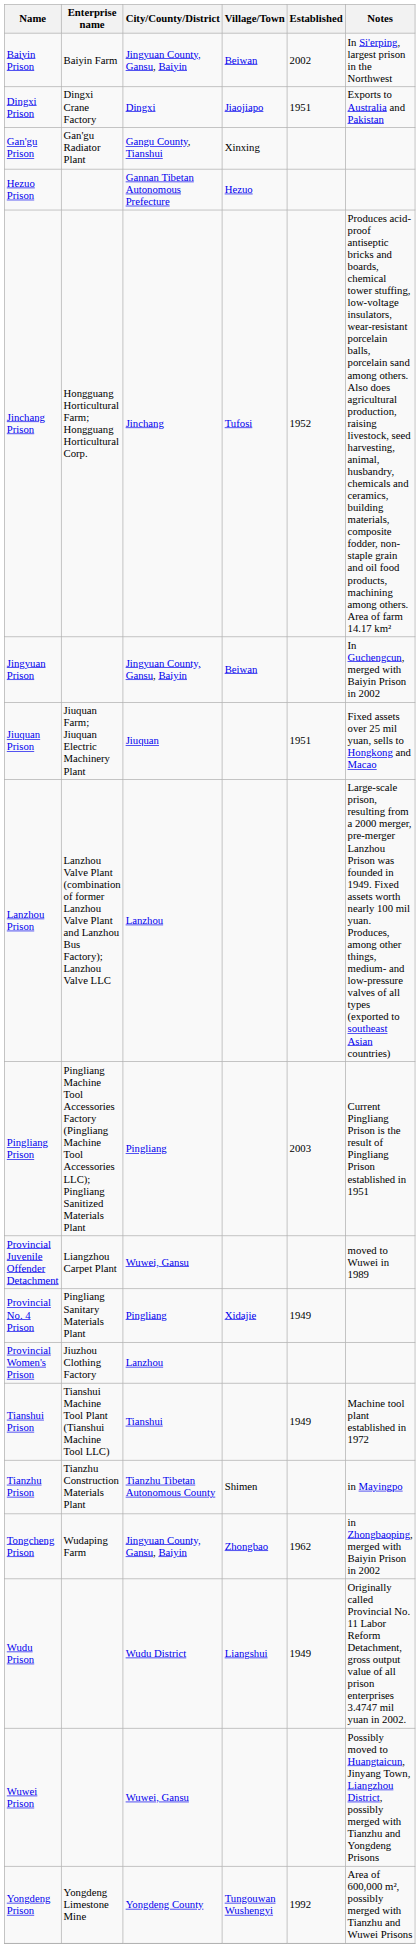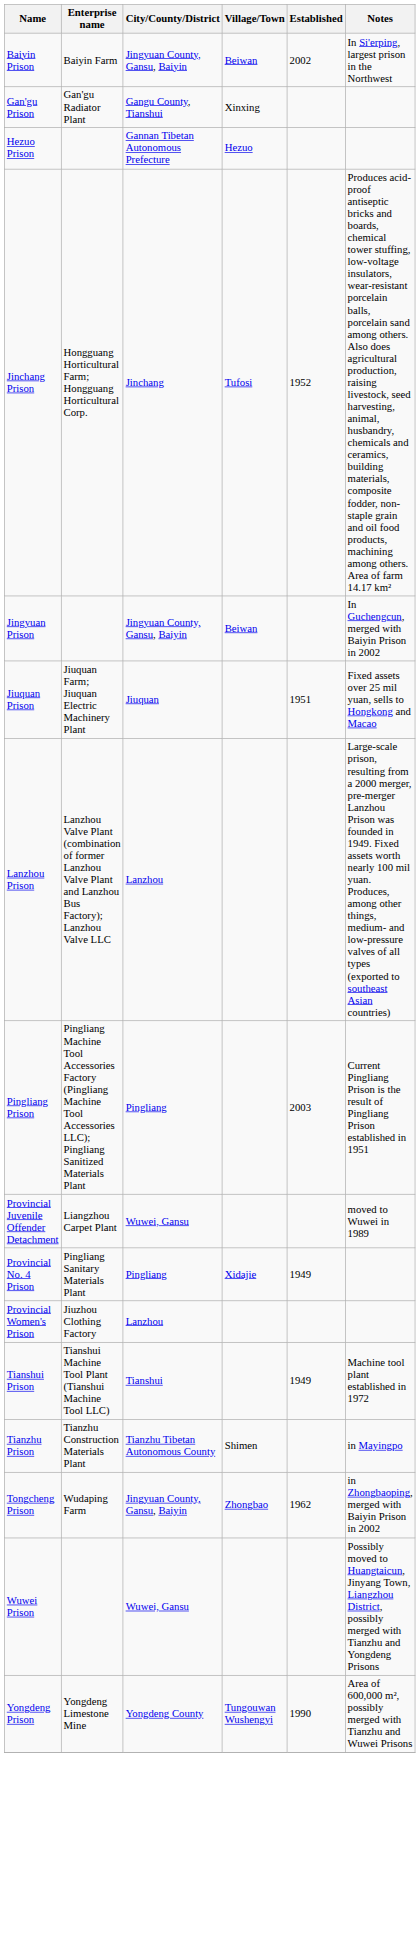- row: (22, 107)
- row: (21, 1653)
(300, 1904) 1992 -> (300, 1714) 1990
